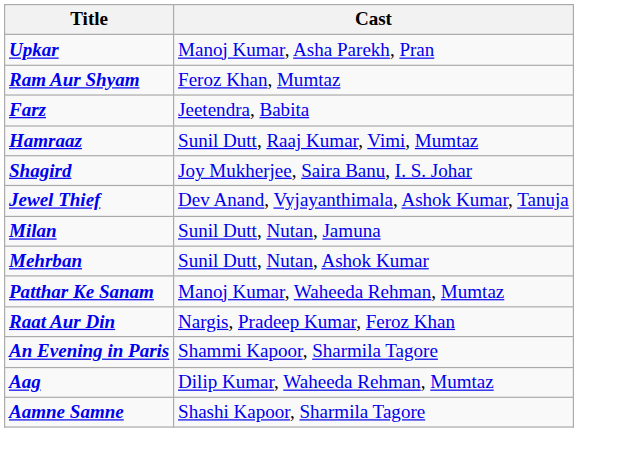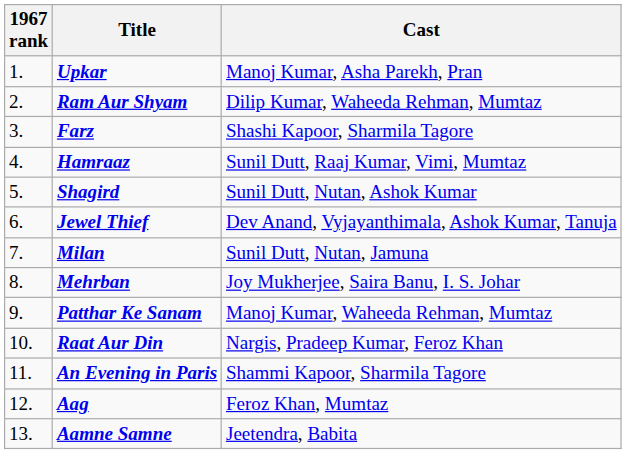+ column: (29, 30)
(259, 79) Feroz Khan, Mumtaz -> (384, 101) Dilip Kumar, Waheeda Rehman, Mumtaz
(244, 110) Jeetendra, Babita -> (350, 131) Shashi Kapoor, Sharmila Tagore
(325, 170) Joy Mukherjee, Saira Banu, I. S. Johar -> (351, 191) Sunil Dutt, Nutan, Ashok Kumar
(303, 261) Sunil Dutt, Nutan, Ashok Kumar -> (373, 282) Joy Mukherjee, Saira Banu, I. S. Johar
(336, 381) Dilip Kumar, Waheeda Rehman, Mumtaz -> (307, 403) Feroz Khan, Mumtaz
(302, 412) Shashi Kapoor, Sharmila Tagore -> (292, 433) Jeetendra, Babita
